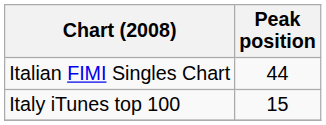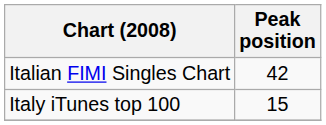(277, 73) 44 -> (277, 73) 42
